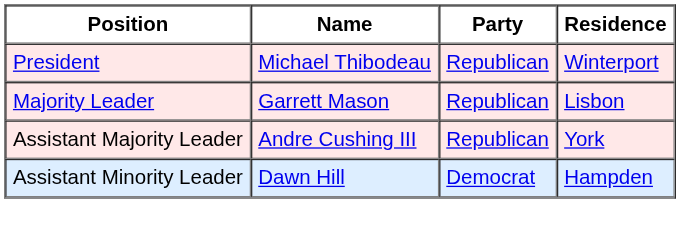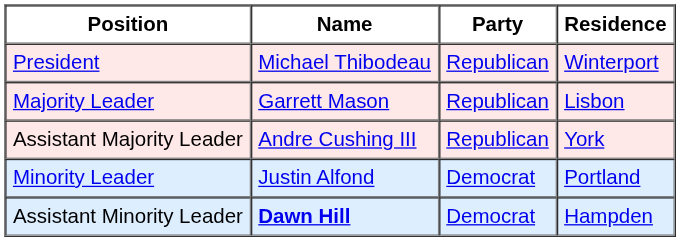+ row: (84, 177)
(302, 177) normal -> (304, 216) bold
